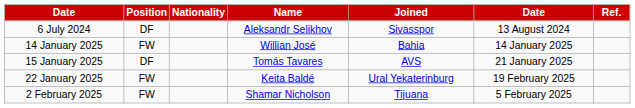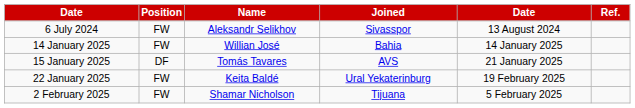- column: (199, 13)
(147, 29) DF -> (162, 29) FW
